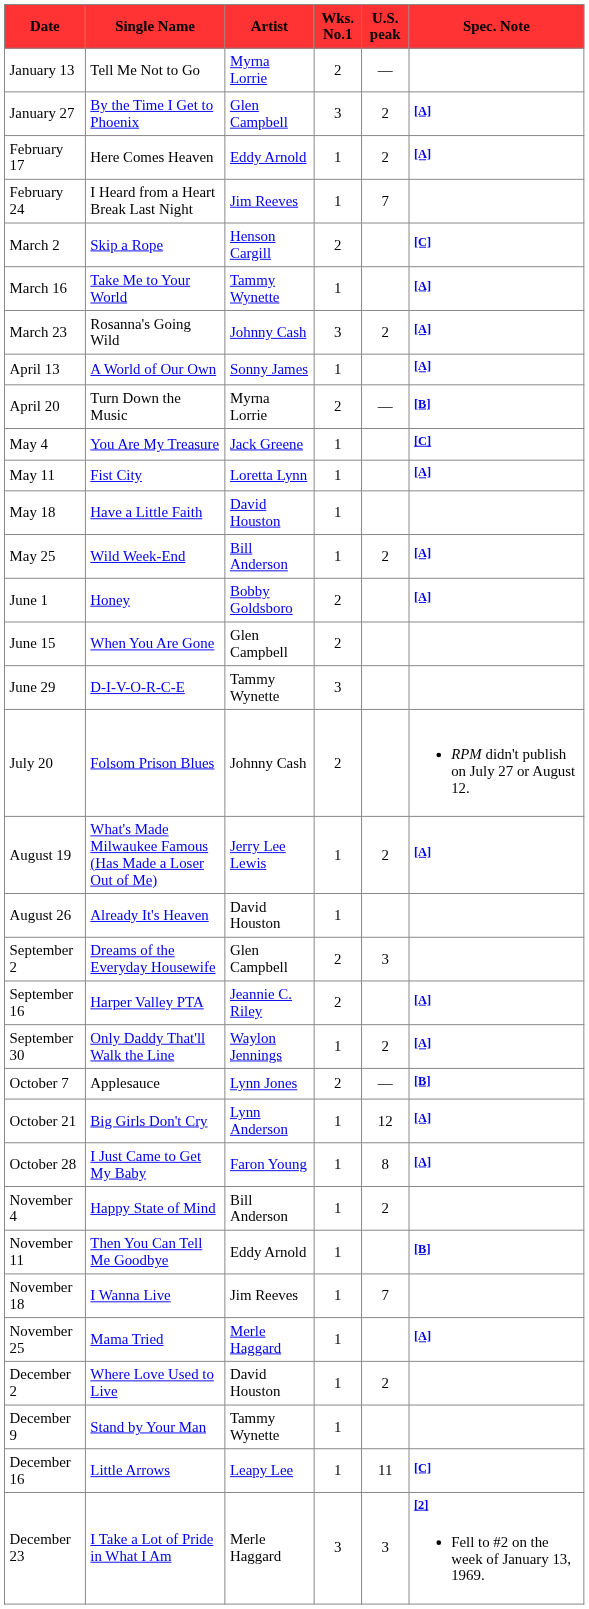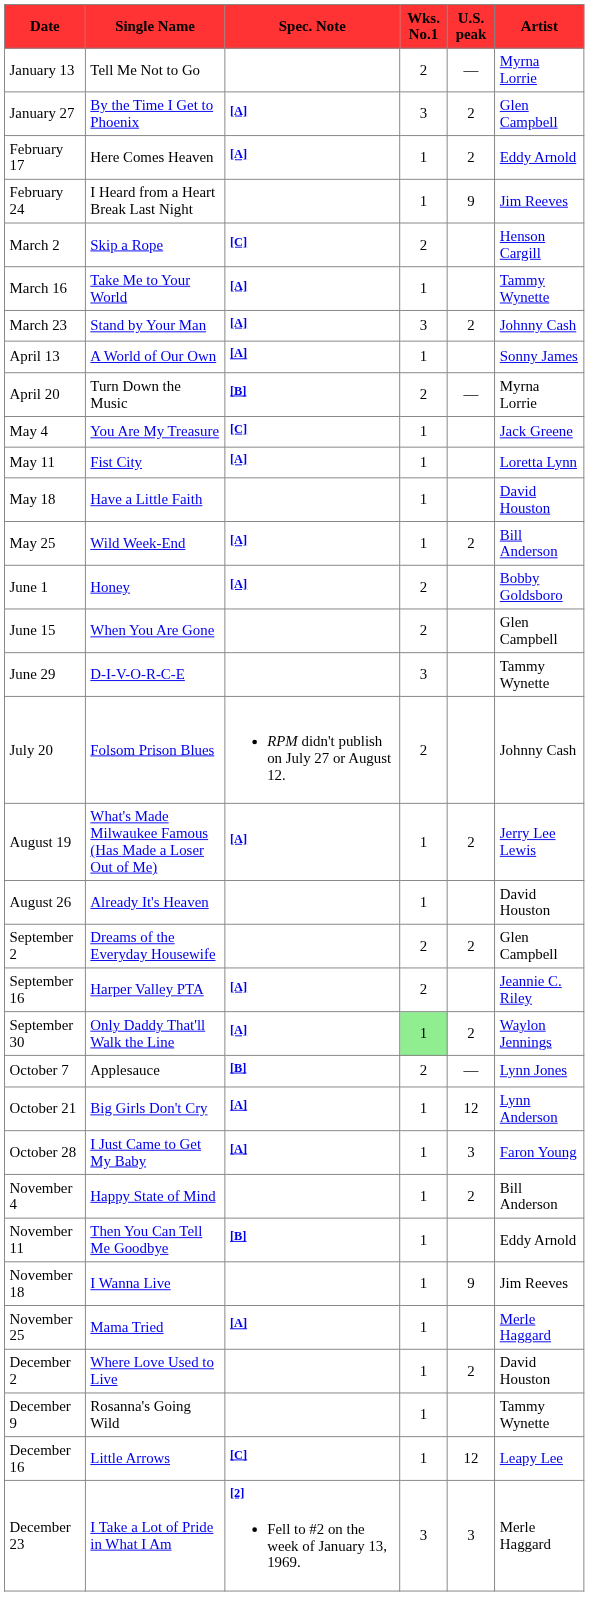columns swapped: (269, 26) <-> (496, 26)
(385, 201) 7 -> (471, 201) 9
(141, 332) Rosanna's Going Wild -> (148, 325) Stand by Your Man
(385, 959) 3 -> (471, 946) 2
(338, 1046) no background -> (424, 1033) lightgreen background
(385, 1164) 8 -> (471, 1152) 3
(385, 1296) 7 -> (471, 1283) 9
(148, 1427) Stand by Your Man -> (141, 1414) Rosanna's Going Wild
(385, 1470) 11 -> (471, 1458) 12
